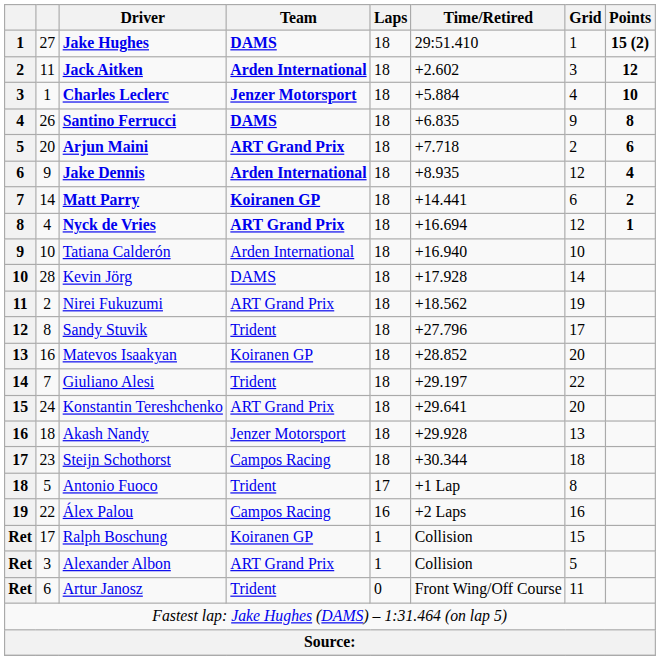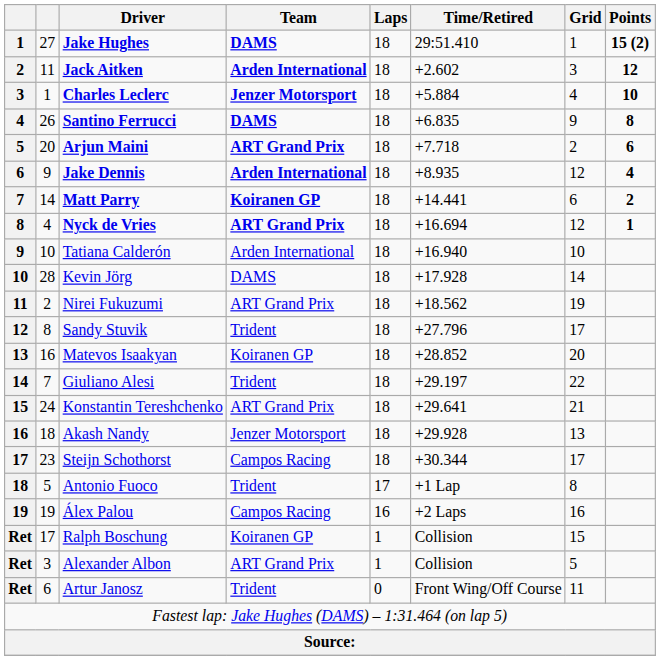(577, 407) 20 -> (577, 407) 21
(577, 459) 18 -> (577, 459) 17
(47, 511) 22 -> (47, 511) 19
